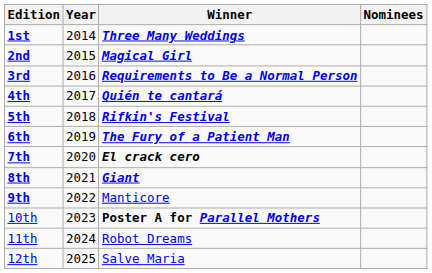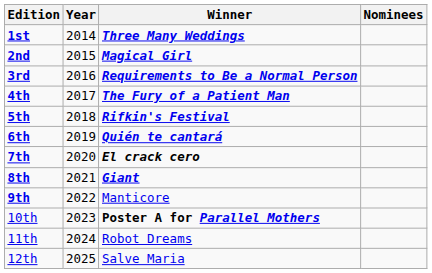(162, 96) Quién te cantará -> (196, 96) The Fury of a Patient Man
(196, 137) The Fury of a Patient Man -> (162, 137) Quién te cantará
